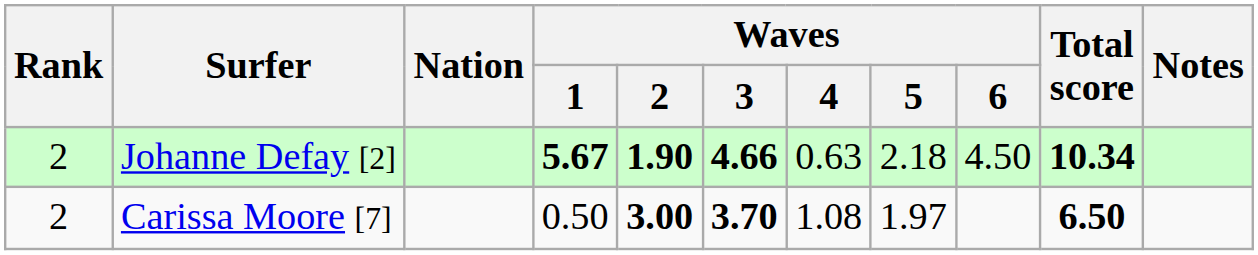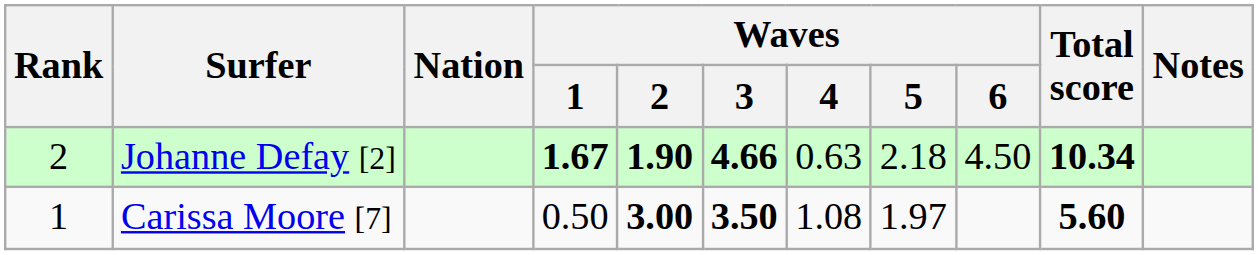(575, 156) 5.67 -> (575, 156) 1.67
(59, 216) 2 -> (59, 216) 1
(744, 216) 3.70 -> (744, 216) 3.50
(1092, 216) 6.50 -> (1092, 216) 5.60
